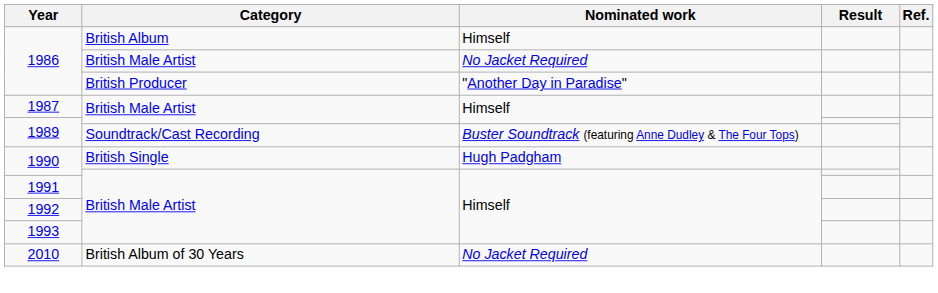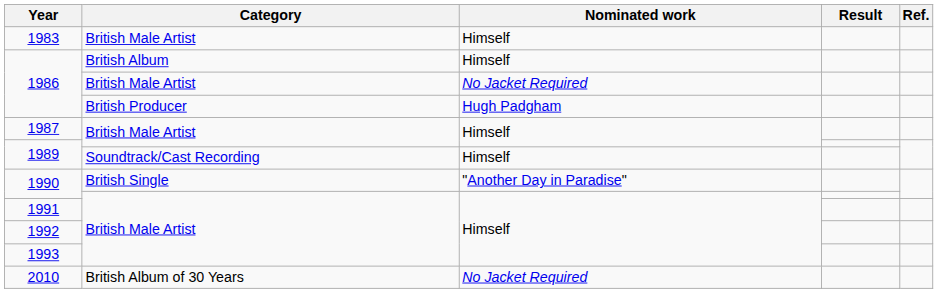+ row: (43, 38)
(545, 83) "Another Day in Paradise" -> (512, 106) Hugh Padgham
(630, 135) Buster Soundtrack (featuring Anne Dudley & The Four Tops) -> (486, 157) Himself
(512, 157) Hugh Padgham -> (545, 180) "Another Day in Paradise"
